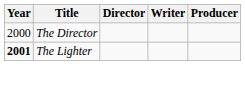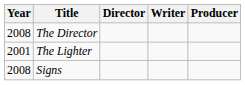(19, 32) 2000 -> (19, 32) 2008
(19, 51) bold -> (19, 51) normal
+ row: (49, 70)
